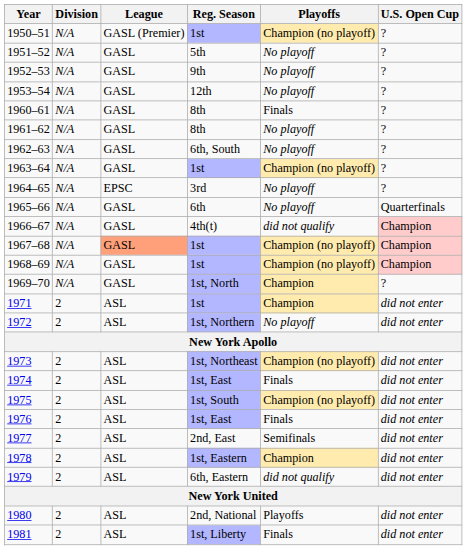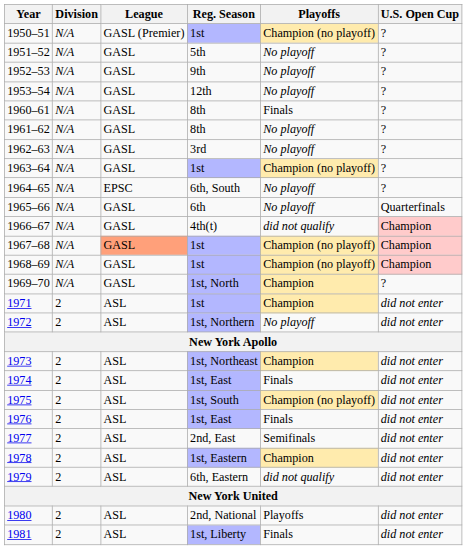(215, 149) 6th, South -> (198, 149) 3rd
(198, 187) 3rd -> (215, 187) 6th, South
(319, 361) Champion (no playoff) -> (289, 361) Champion
